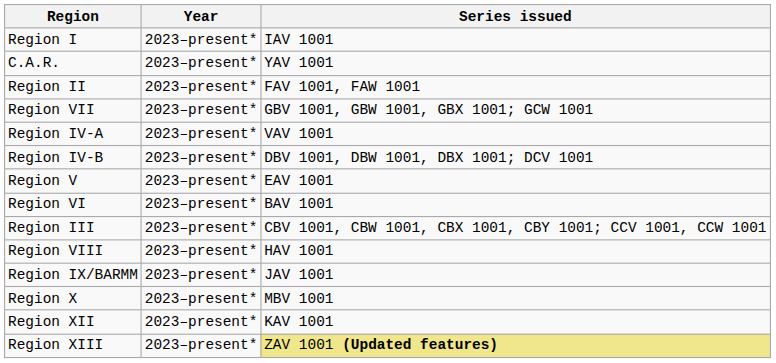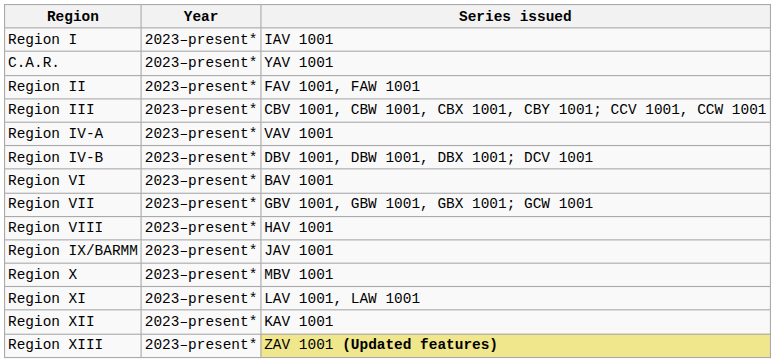rows swapped: (51, 228) <-> (51, 110)
- row: (43, 181)
+ row: (47, 299)
